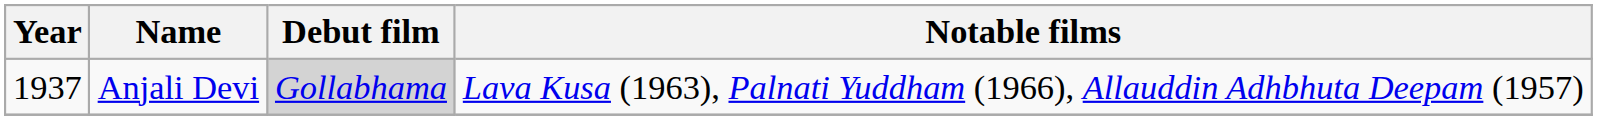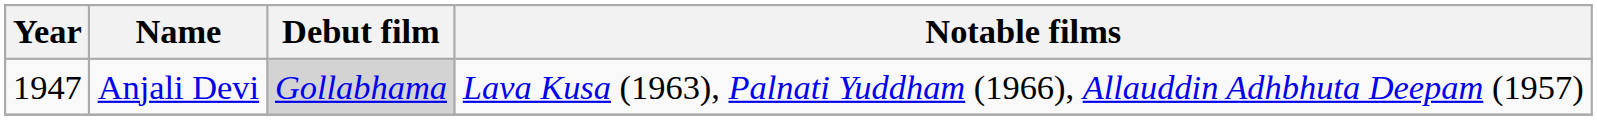(47, 86) 1937 -> (47, 86) 1947
